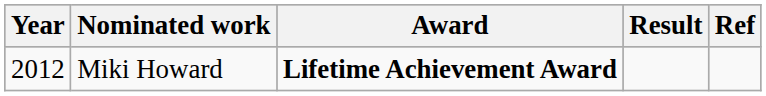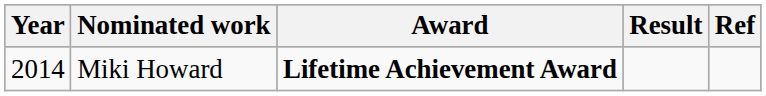(38, 68) 2012 -> (38, 68) 2014
